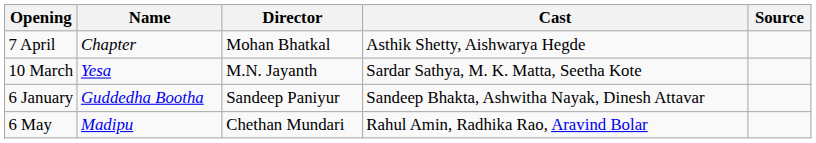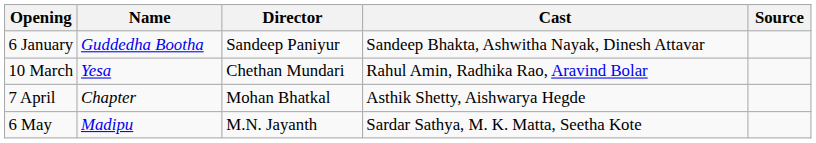rows swapped: (41, 97) <-> (32, 44)
(272, 71) M.N. Jayanth -> (285, 71) Chethan Mundari
(504, 71) Sardar Sathya, M. K. Matta, Seetha Kote -> (507, 71) Rahul Amin, Radhika Rao, Aravind Bolar
(285, 124) Chethan Mundari -> (272, 124) M.N. Jayanth
(507, 124) Rahul Amin, Radhika Rao, Aravind Bolar -> (504, 124) Sardar Sathya, M. K. Matta, Seetha Kote
